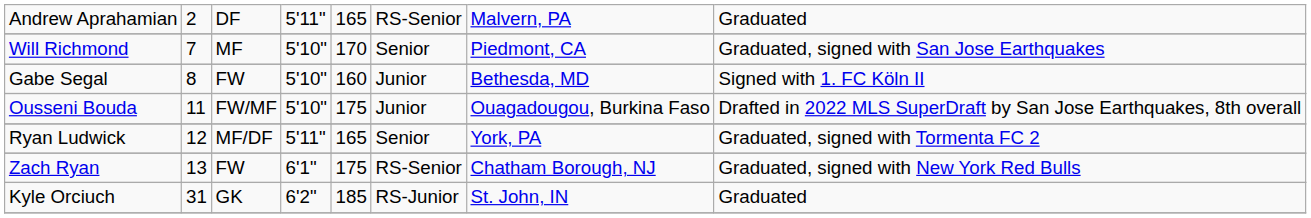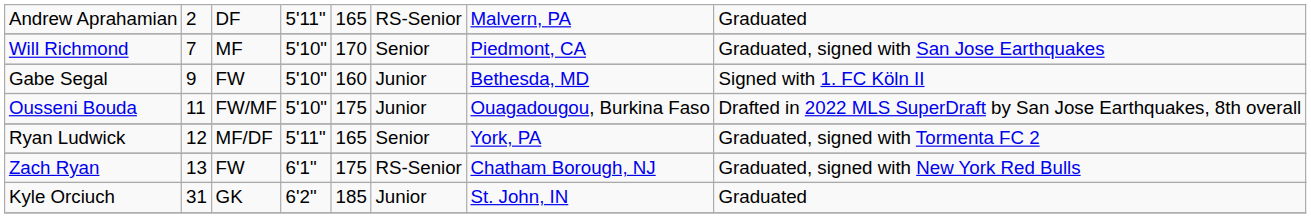(191, 78) 8 -> (191, 78) 9
(417, 197) RS-Junior -> (401, 197) Junior
